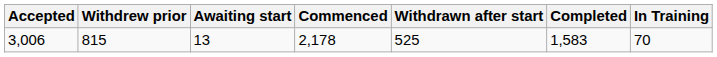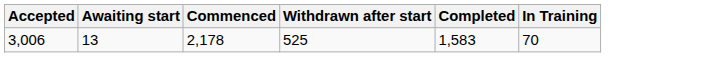- column: (134, 16)
